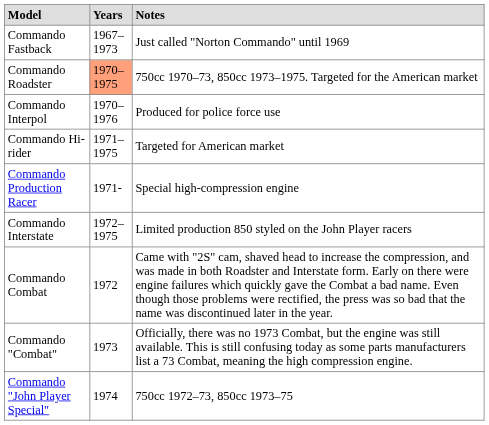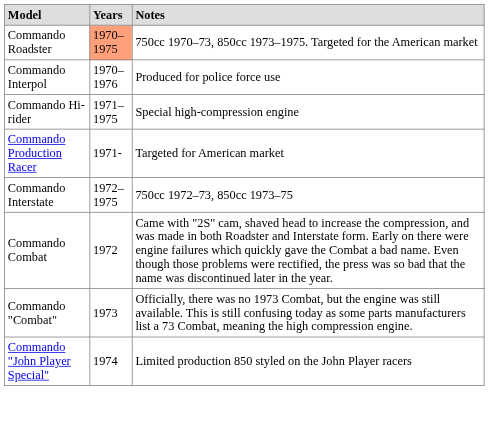- row: (37, 42)
(210, 146) Targeted for American market -> (217, 111) Special high-compression engine
(217, 188) Special high-compression engine -> (210, 153) Targeted for American market
(274, 229) Limited production 850 styled on the John Player racers -> (214, 195) 750cc 1972–73, 850cc 1973–75
(214, 396) 750cc 1972–73, 850cc 1973–75 -> (274, 361) Limited production 850 styled on the John Player racers
